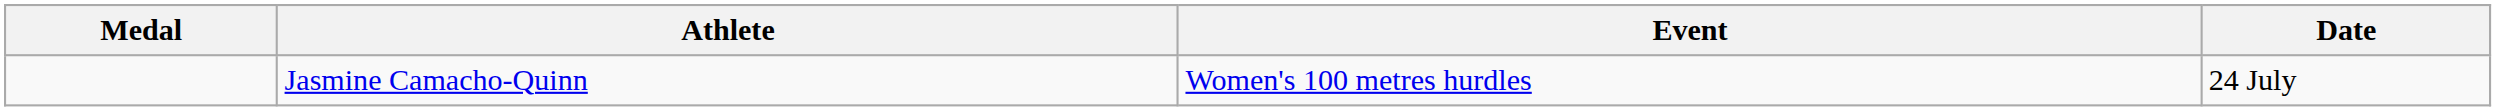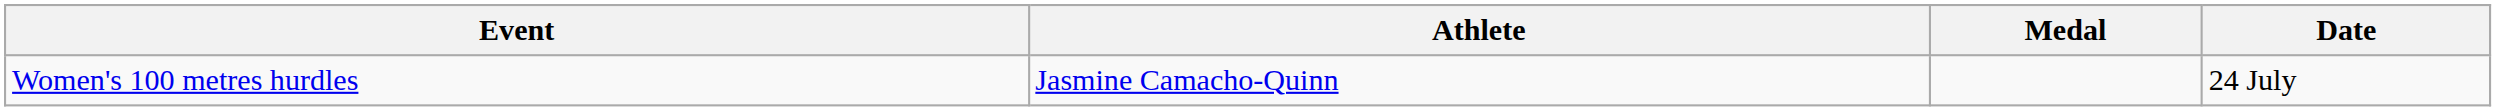columns swapped: (141, 29) <-> (1690, 29)
